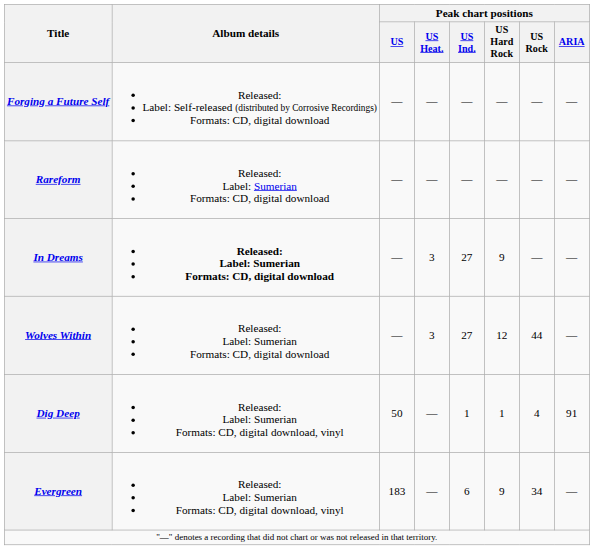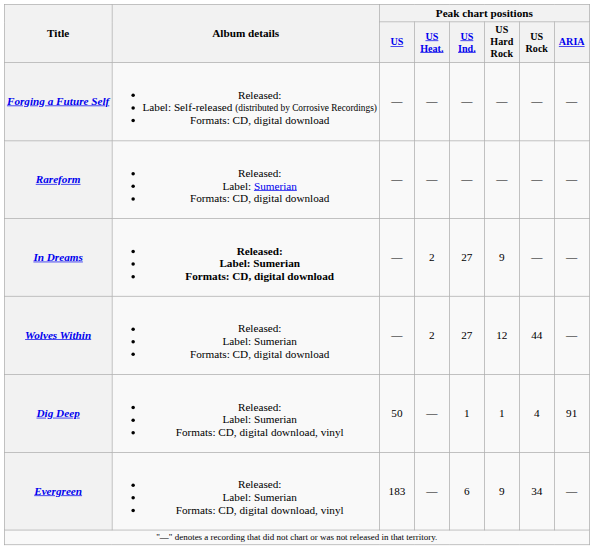(432, 257) 3 -> (432, 257) 2
(432, 335) 3 -> (432, 335) 2
